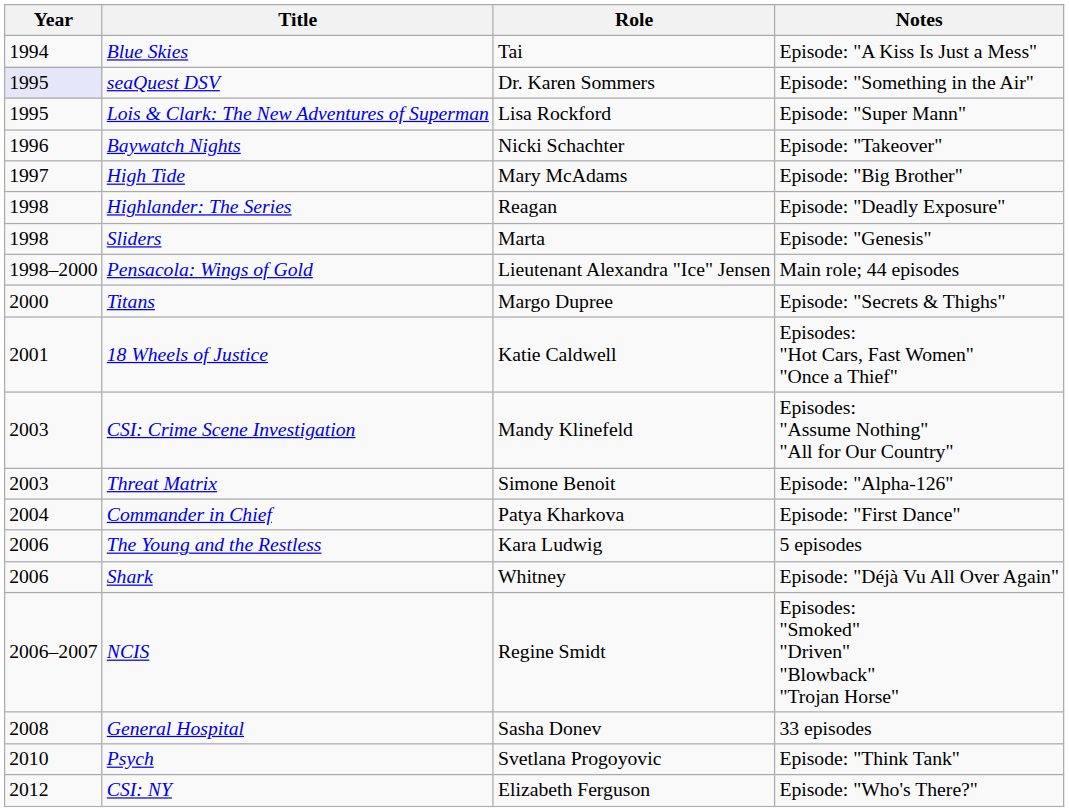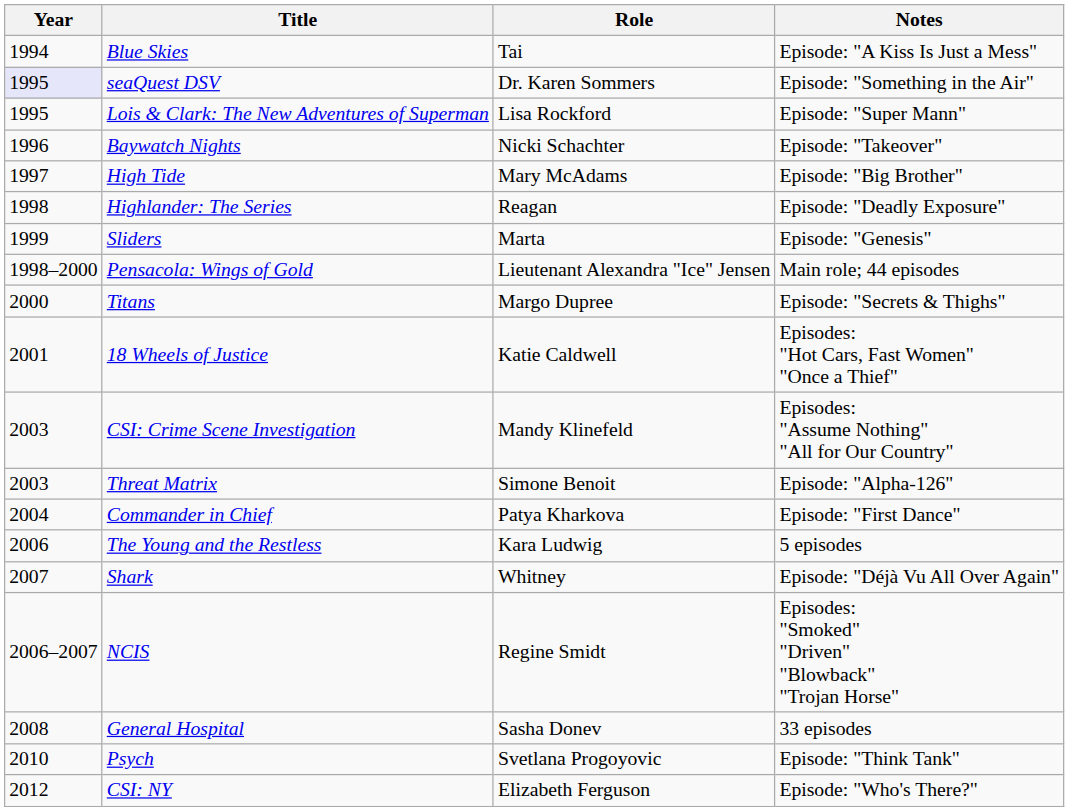(29, 238) 1998 -> (29, 238) 1999
(29, 576) 2006 -> (29, 576) 2007
